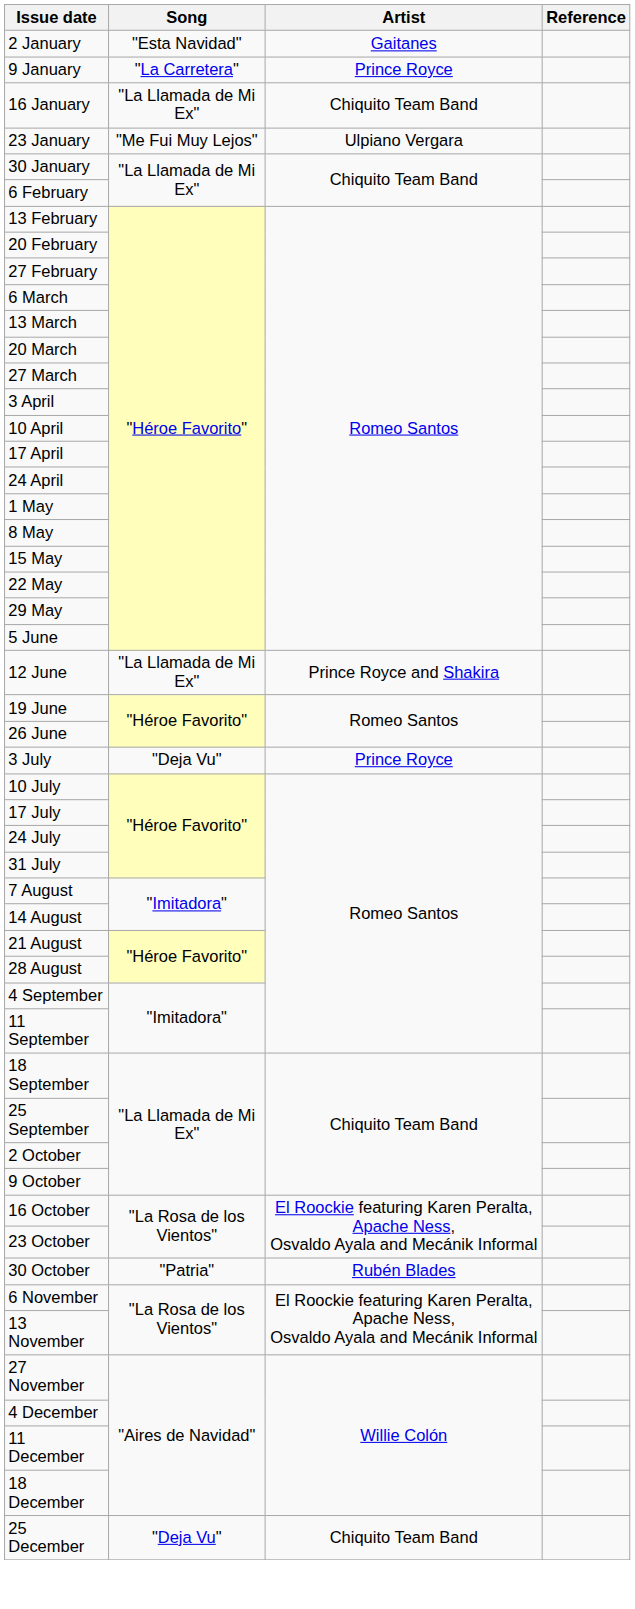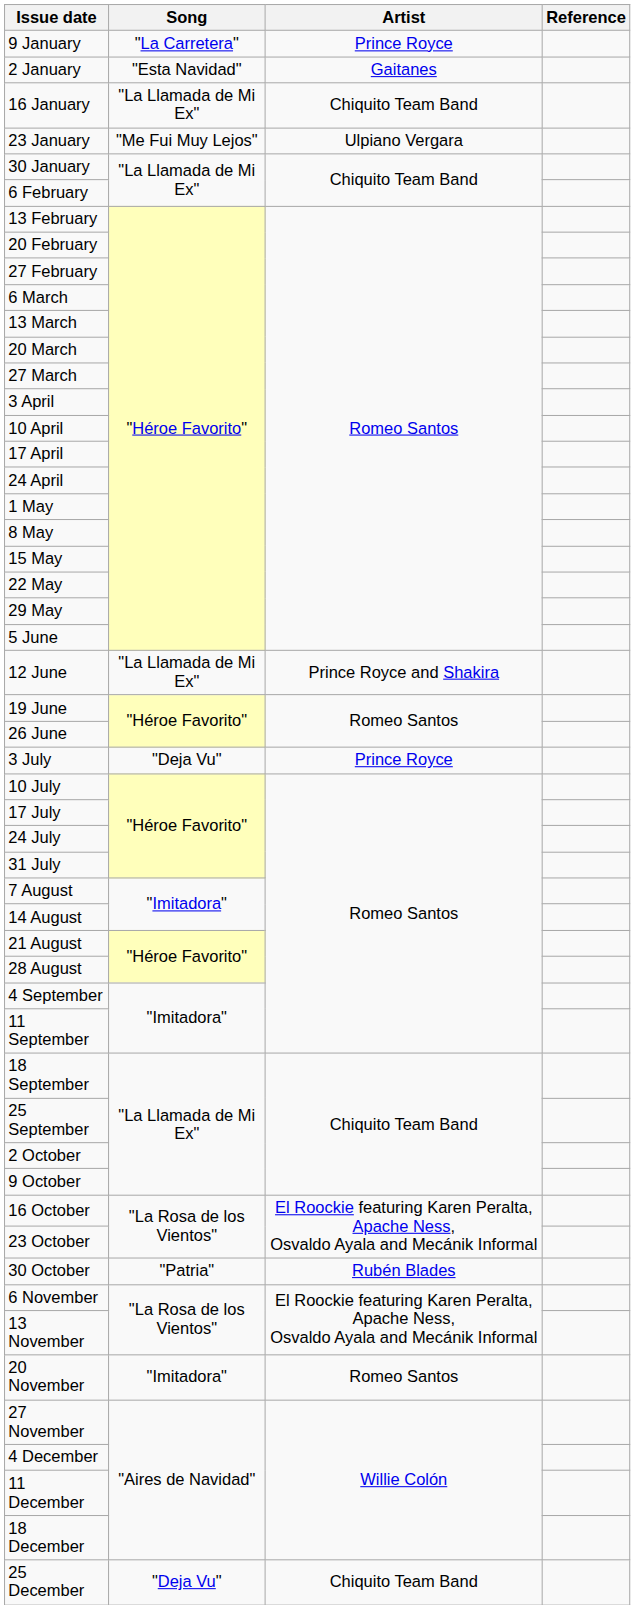rows swapped: (44, 43) <-> (44, 69)
+ row: (46, 1377)
